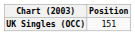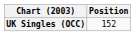(109, 24) 151 -> (109, 24) 152
